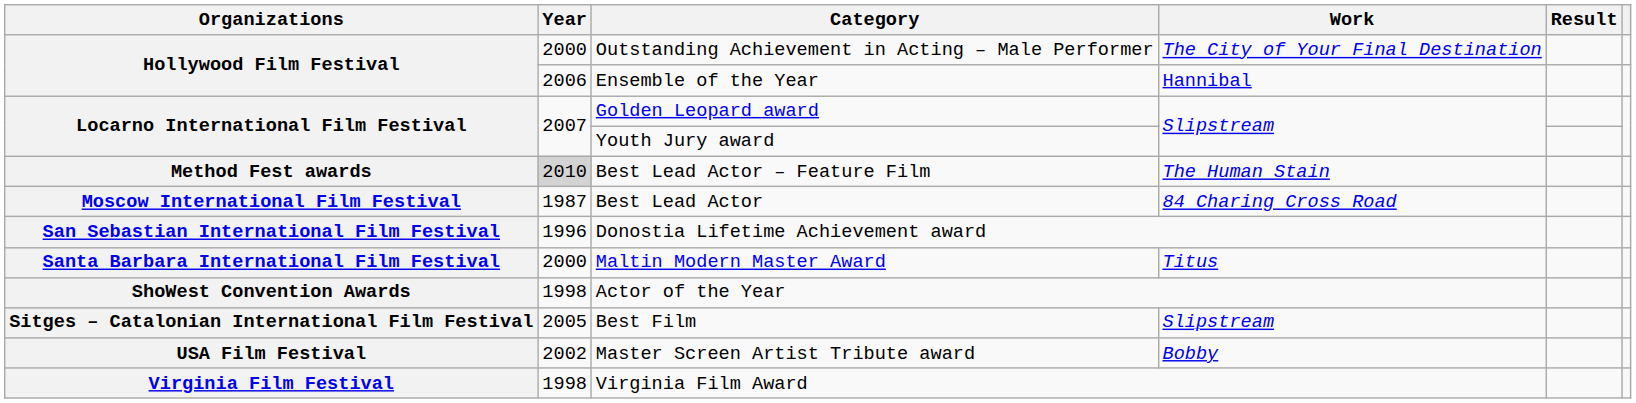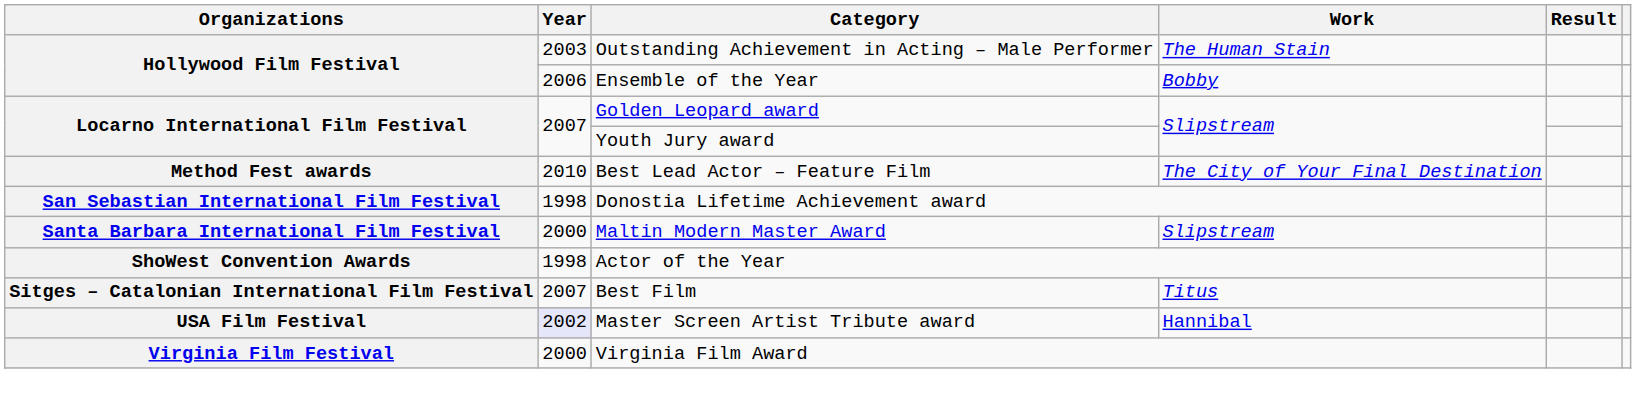(565, 50) 2000 -> (565, 50) 2003
(1352, 50) The City of Your Final Destination -> (1246, 50) The Human Stain
(1207, 80) Hannibal -> (1190, 80) Bobby
(565, 171) lightgrey background -> (565, 171) no background
(1246, 171) The Human Stain -> (1352, 171) The City of Your Final Destination
- row: (679, 202)
(565, 232) 1996 -> (565, 202) 1998
(1190, 262) Titus -> (1218, 232) Slipstream
(565, 323) 2005 -> (565, 293) 2007
(1218, 323) Slipstream -> (1190, 293) Titus
(565, 353) no background -> (565, 323) lavender background
(1190, 353) Bobby -> (1207, 323) Hannibal
(565, 383) 1998 -> (565, 353) 2000
